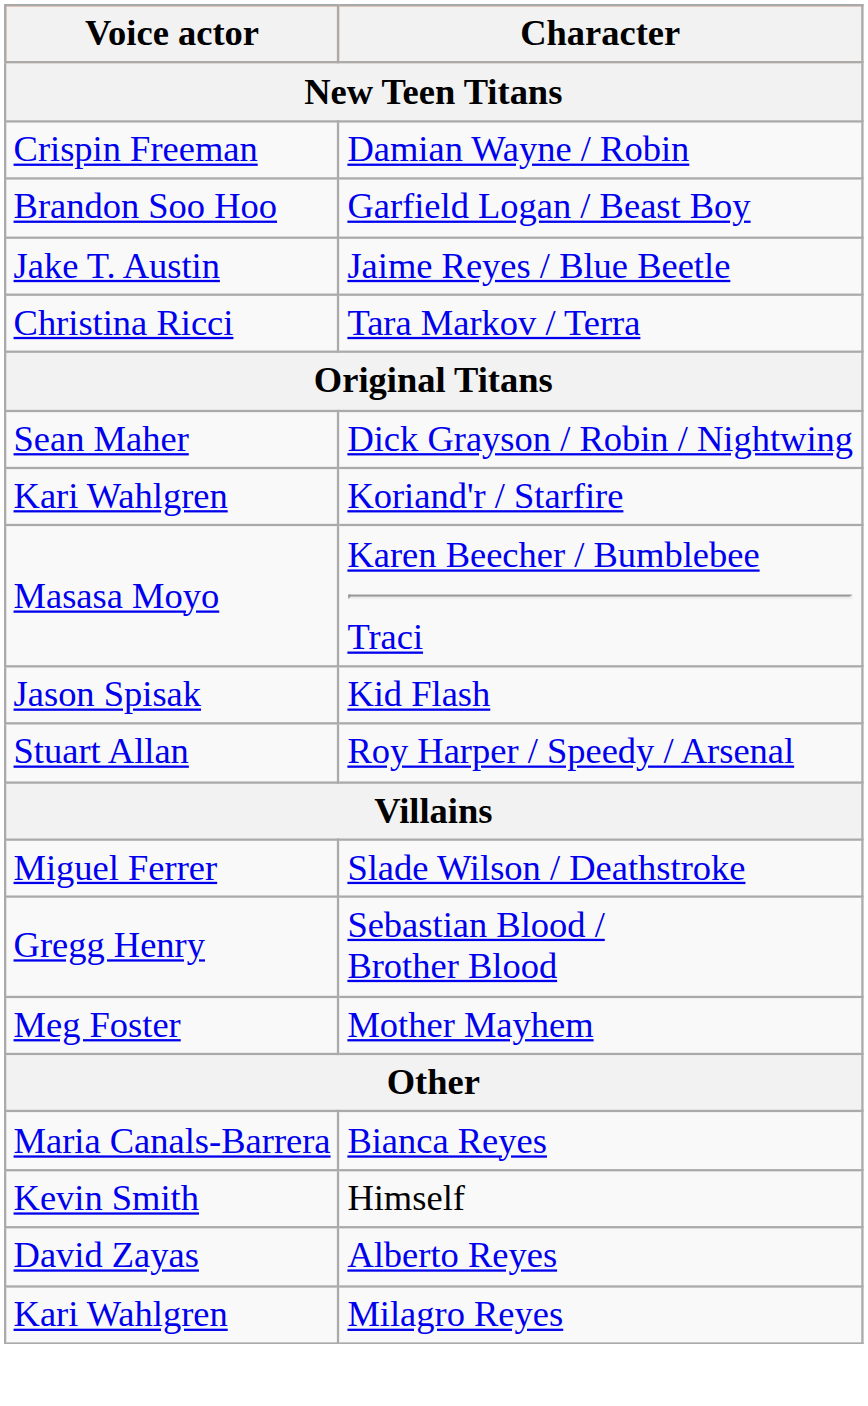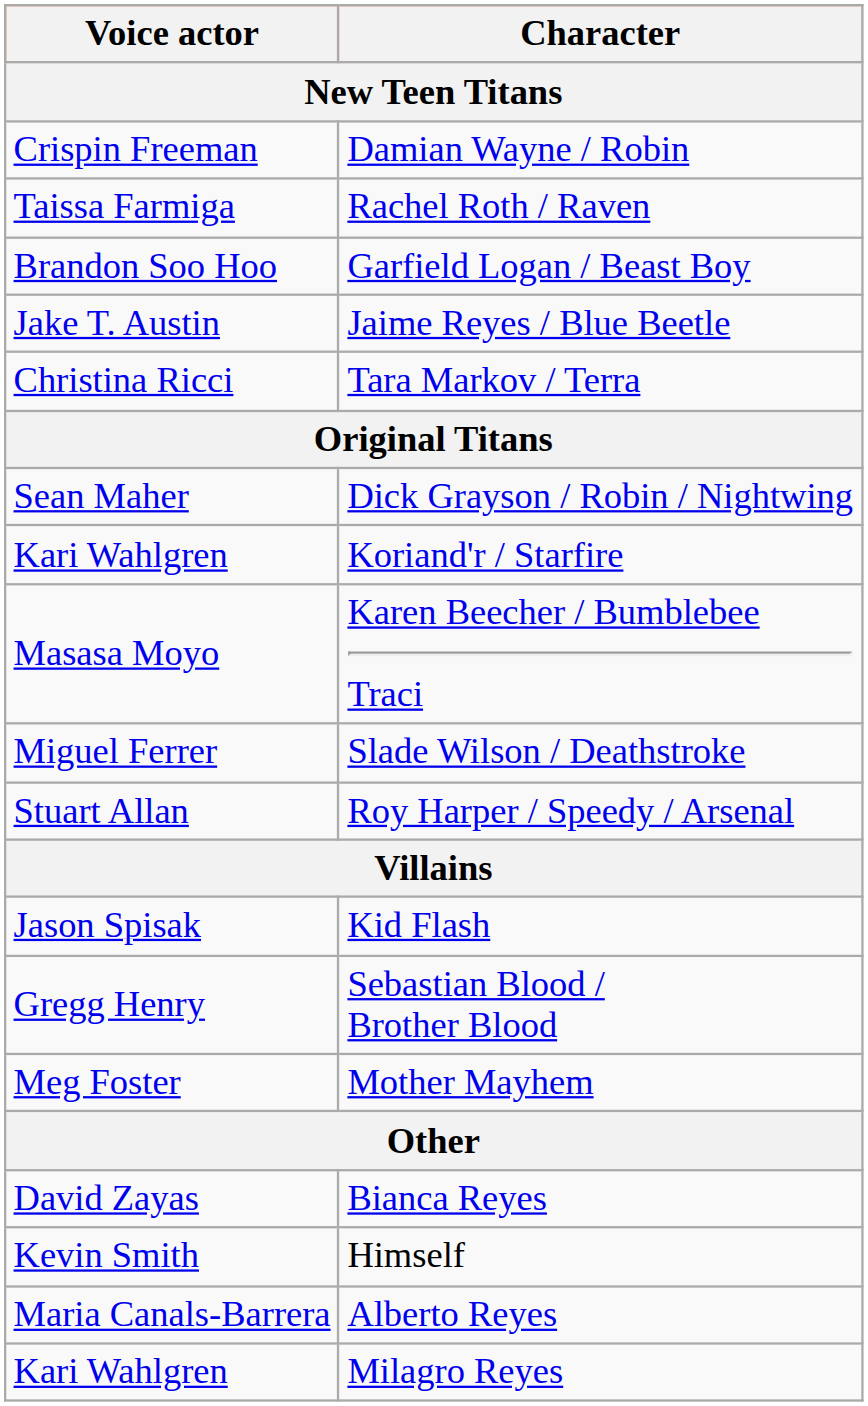+ row: (499, 206)
rows swapped: (419, 694) <-> (546, 867)
(172, 1140) Maria Canals-Barrera -> (106, 1197) David Zayas
(106, 1255) David Zayas -> (172, 1313) Maria Canals-Barrera
